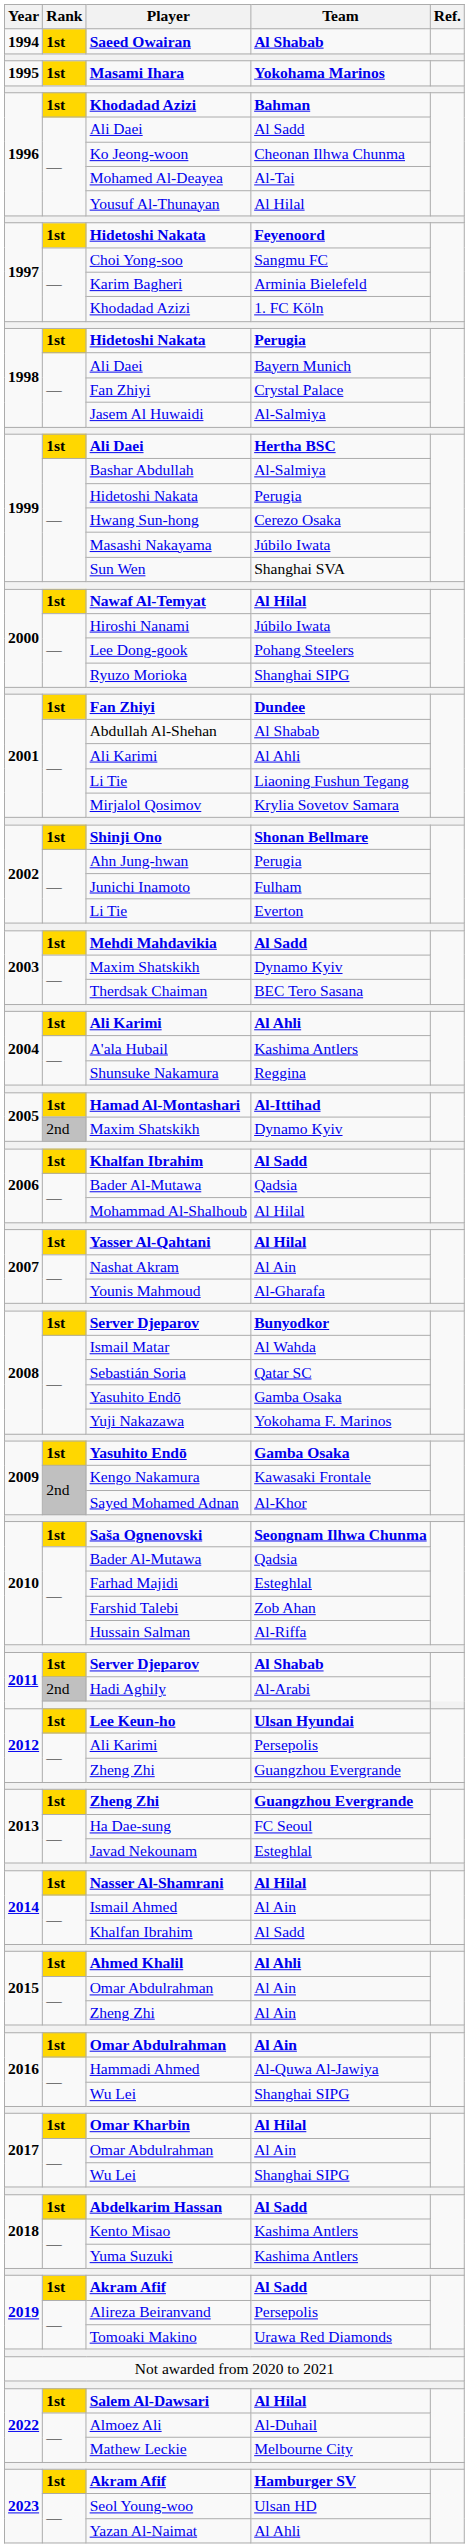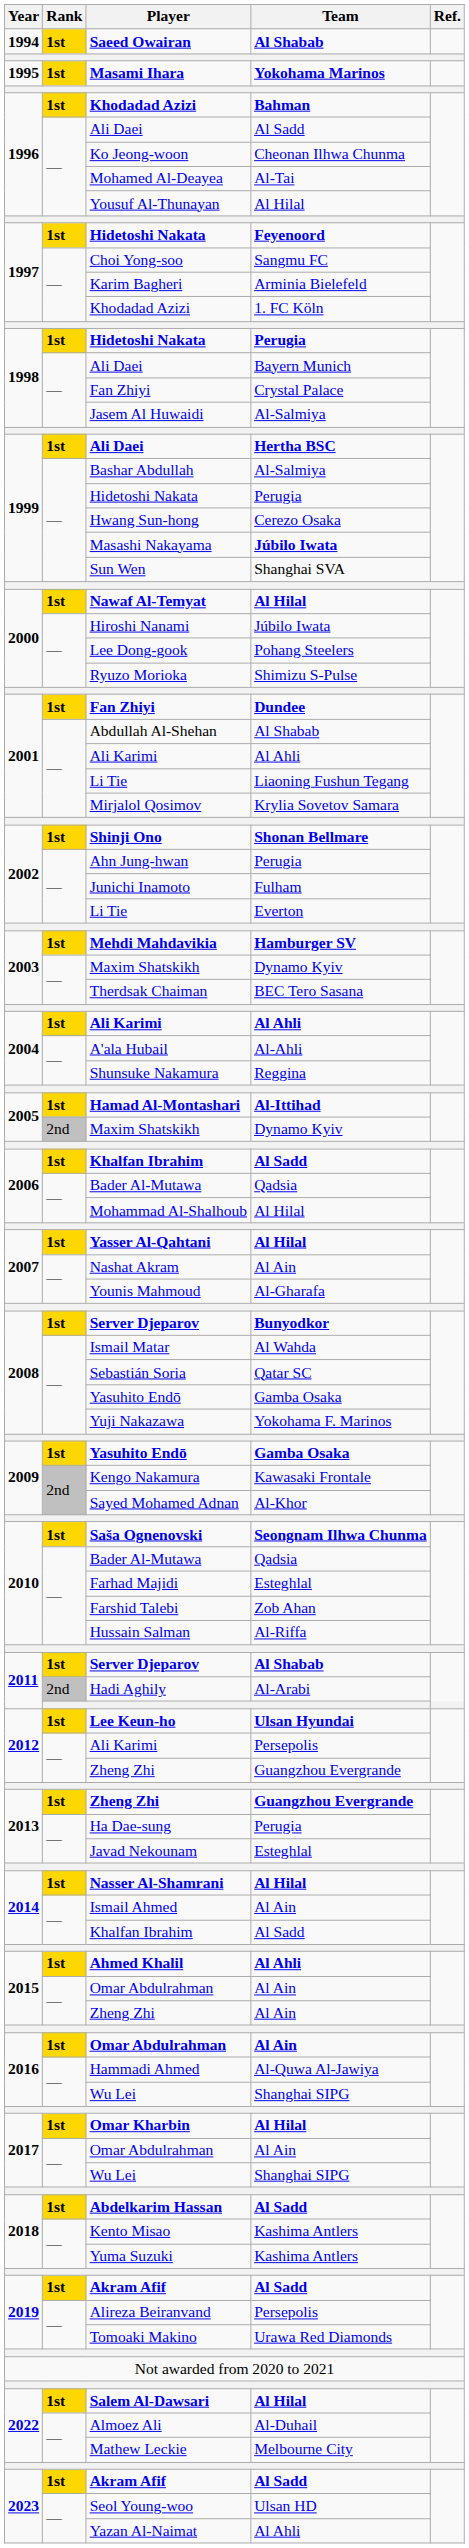(292, 544) normal -> (296, 544) bold
(302, 675) Shanghai SIPG -> (306, 675) Shimizu S-Pulse
(281, 942) Al Sadd -> (305, 942) Hamburger SV
(306, 1048) Kashima Antlers -> (278, 1048) Al-Ahli
(283, 1826) FC Seoul -> (278, 1826) Perugia
(305, 2481) Hamburger SV -> (281, 2481) Al Sadd
